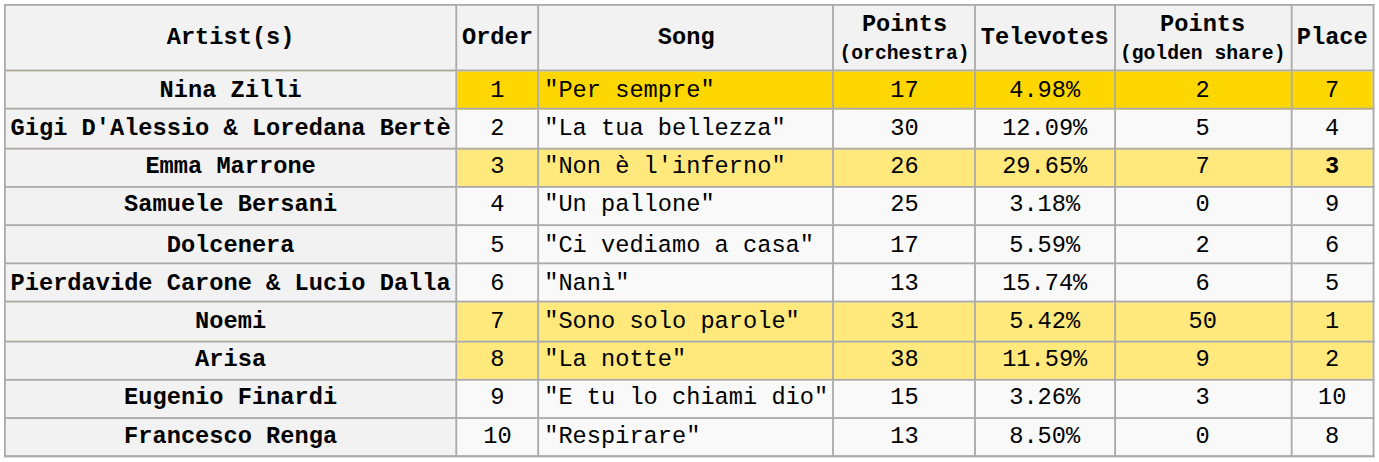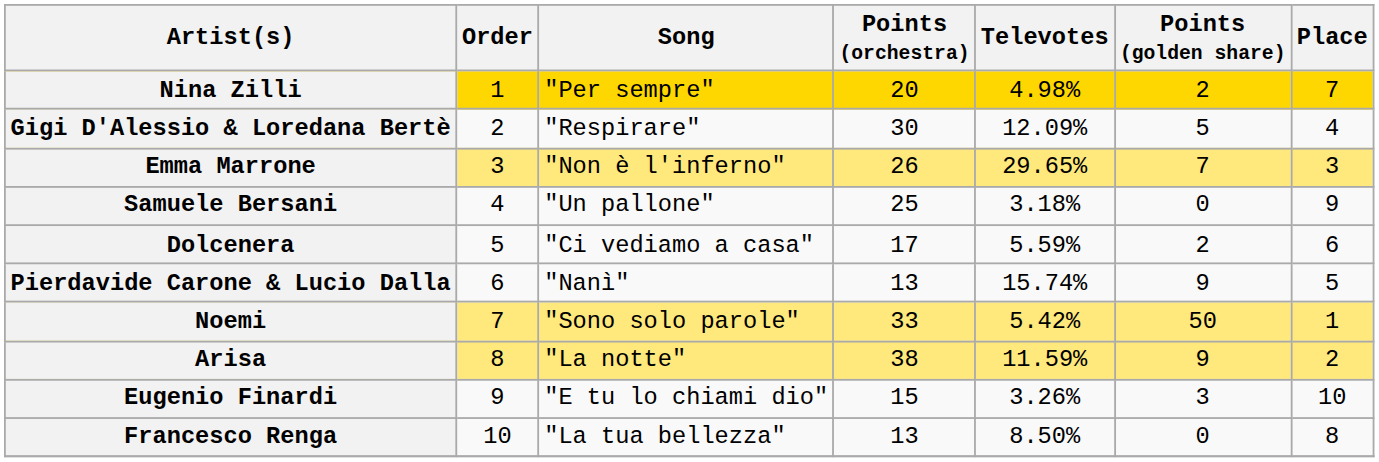(905, 90) 17 -> (905, 90) 20
(665, 129) "La tua bellezza" -> (622, 129) "Respirare"
(1332, 167) bold -> (1332, 167) normal
(1203, 283) 6 -> (1203, 283) 9
(905, 321) 31 -> (905, 321) 33
(622, 437) "Respirare" -> (665, 437) "La tua bellezza"
